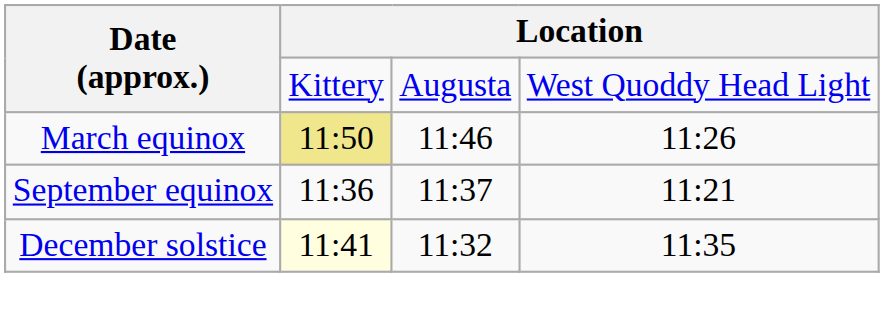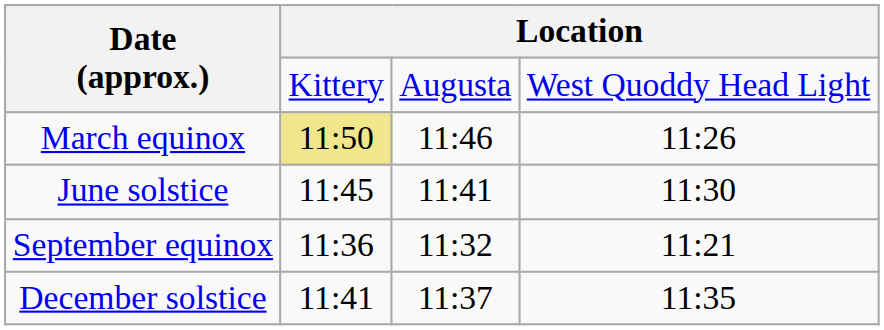+ row: (143, 191)
(455, 191) 11:37 -> (455, 244) 11:32
(336, 244) lightyellow background -> (336, 297) no background
(455, 244) 11:32 -> (455, 297) 11:37
